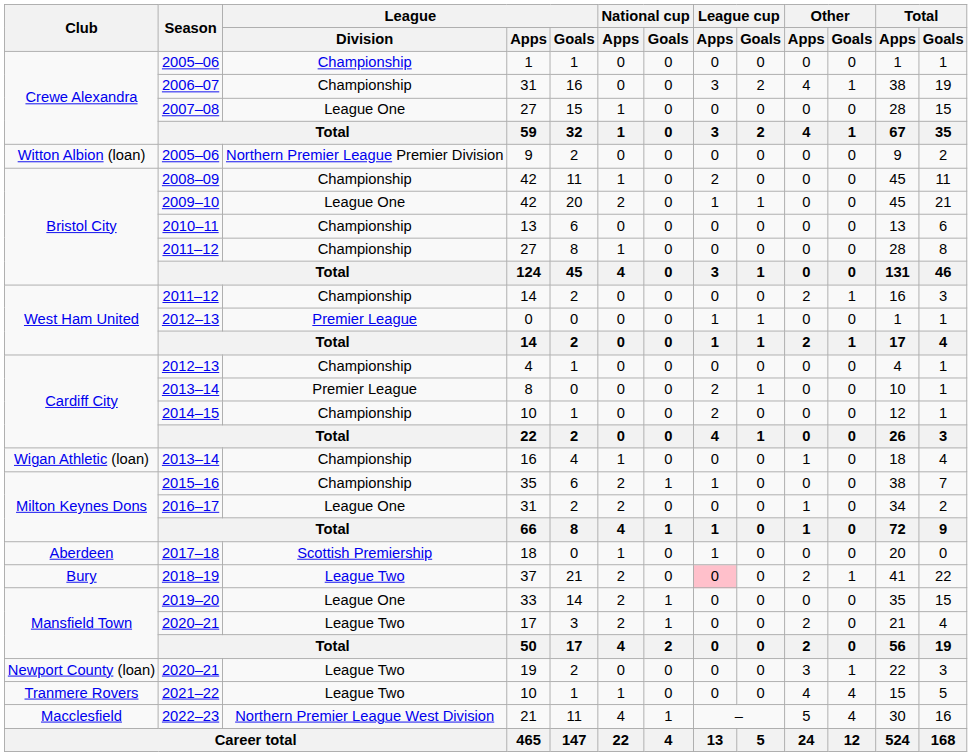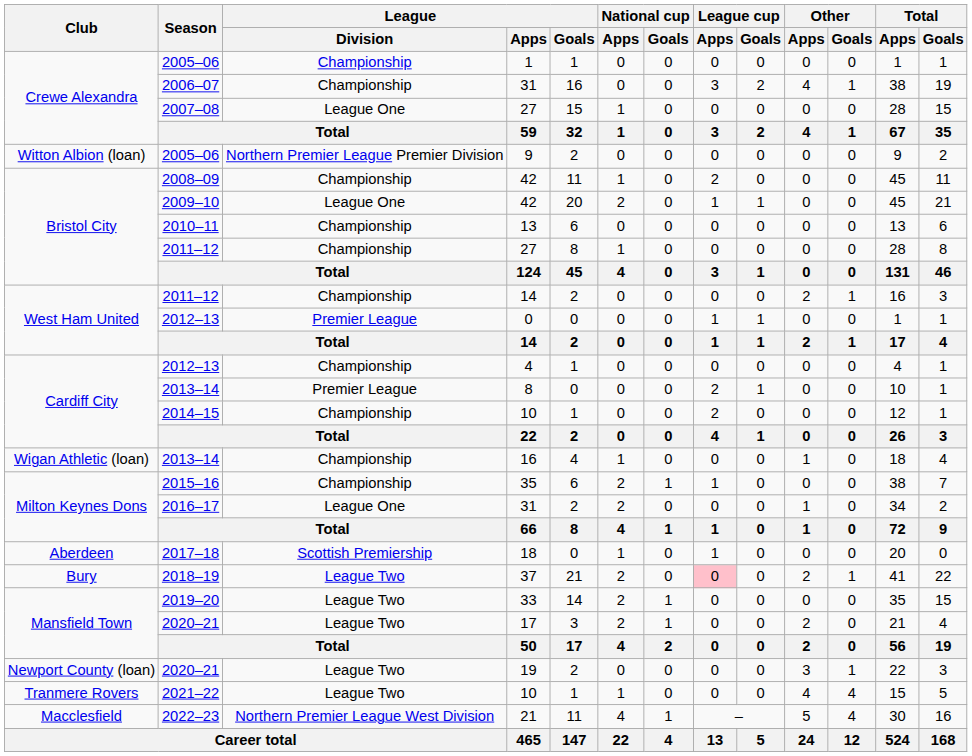(365, 599) League One -> (365, 599) League Two
